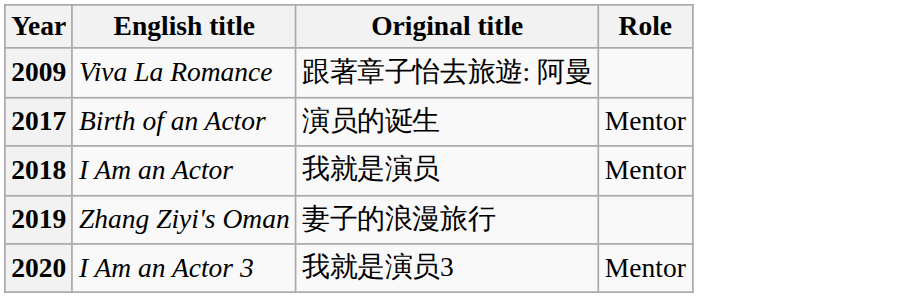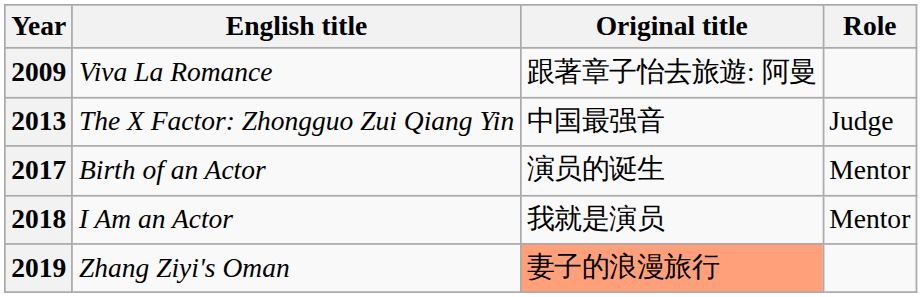+ row: (39, 121)
(399, 218) no background -> (623, 266) lightsalmon background
- row: (39, 267)
